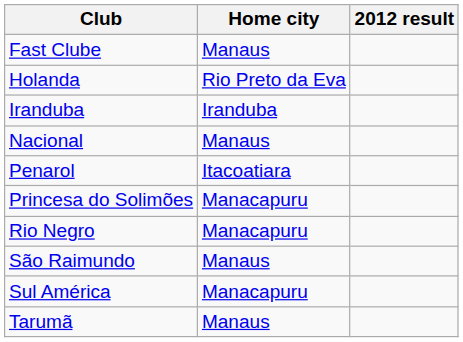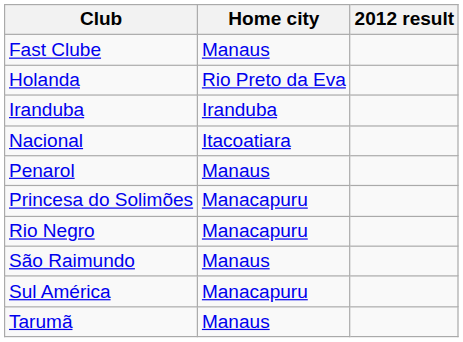(236, 140) Manaus -> (246, 140) Itacoatiara
(246, 170) Itacoatiara -> (236, 170) Manaus
